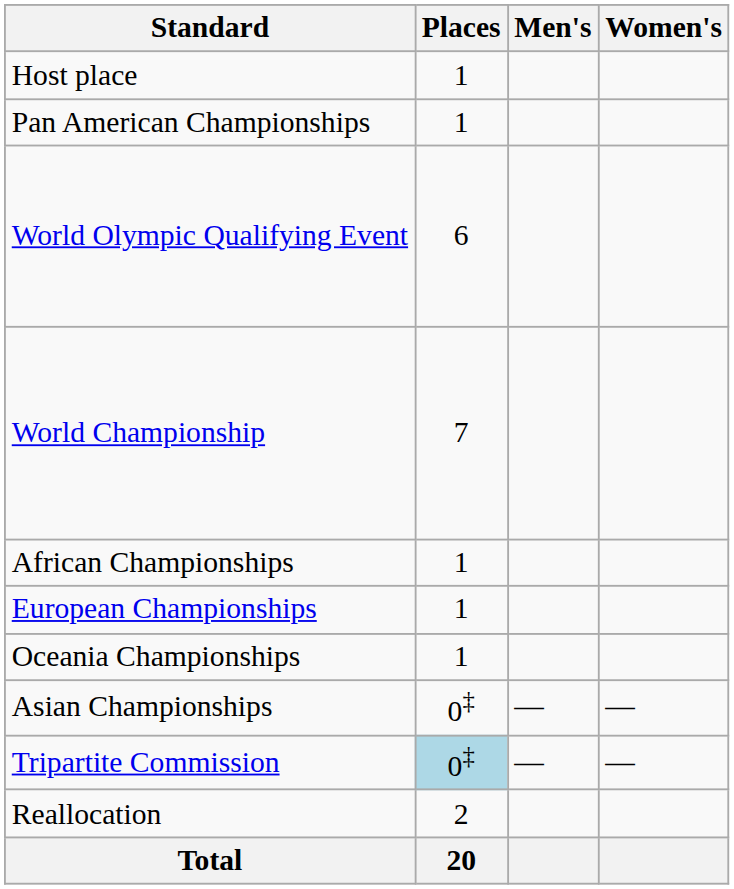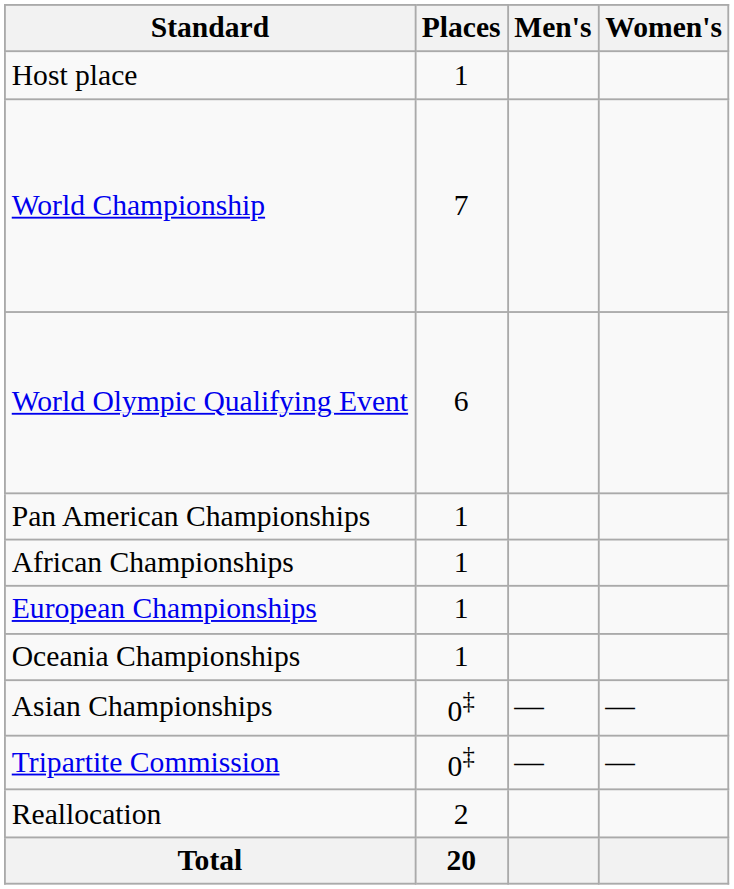rows swapped: (138, 432) <-> (191, 121)
(461, 762) lightblue background -> (461, 762) no background
